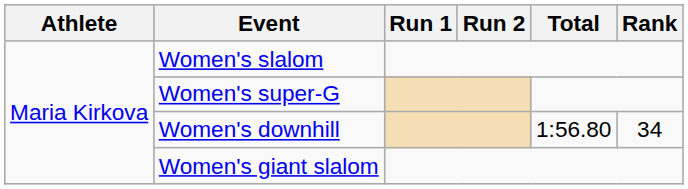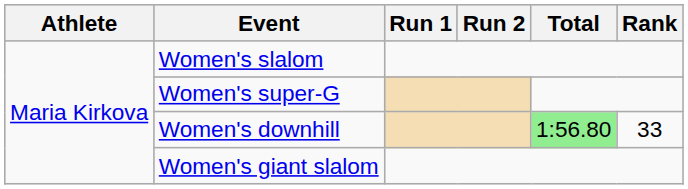(574, 130) no background -> (574, 130) lightgreen background
(650, 130) 34 -> (650, 130) 33
